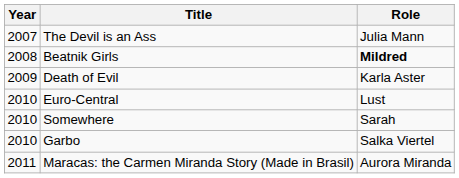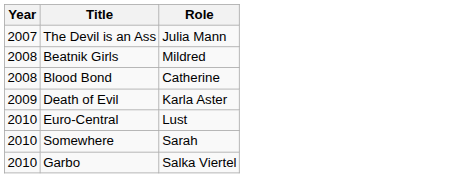(384, 57) bold -> (184, 57) normal
+ row: (77, 78)
- row: (198, 162)
